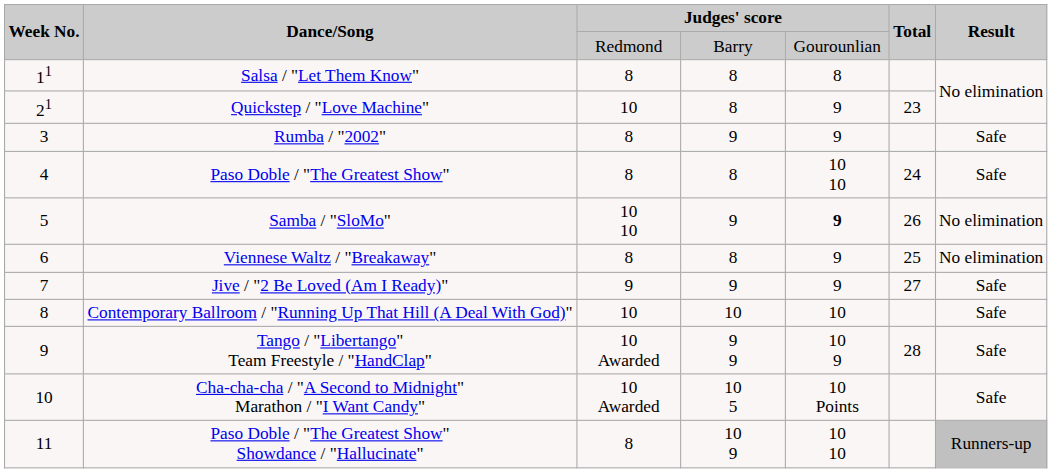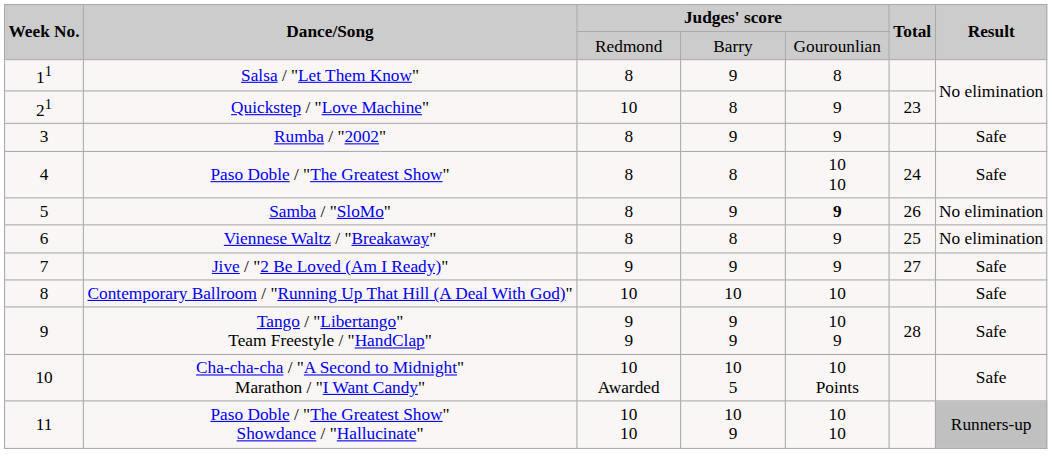(733, 75) 8 -> (733, 75) 9
(629, 221) 10 10 -> (629, 211) 8
(629, 350) 10 Awarded -> (629, 330) 9 9
(629, 443) 8 -> (629, 424) 10 10
